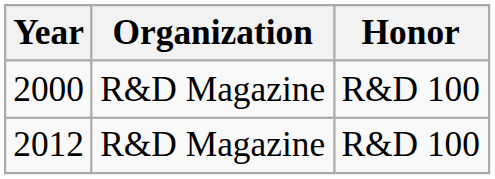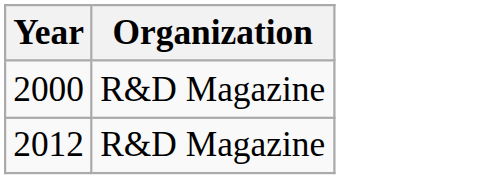- column: (411, 32)
